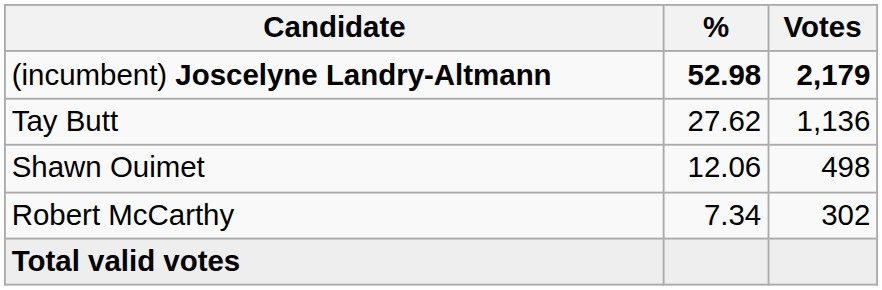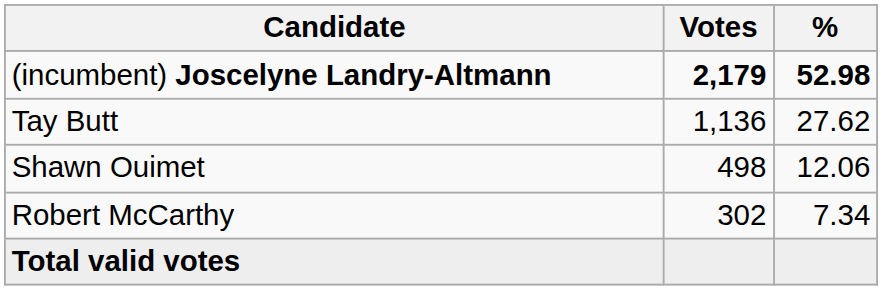columns swapped: (823, 27) <-> (716, 27)
